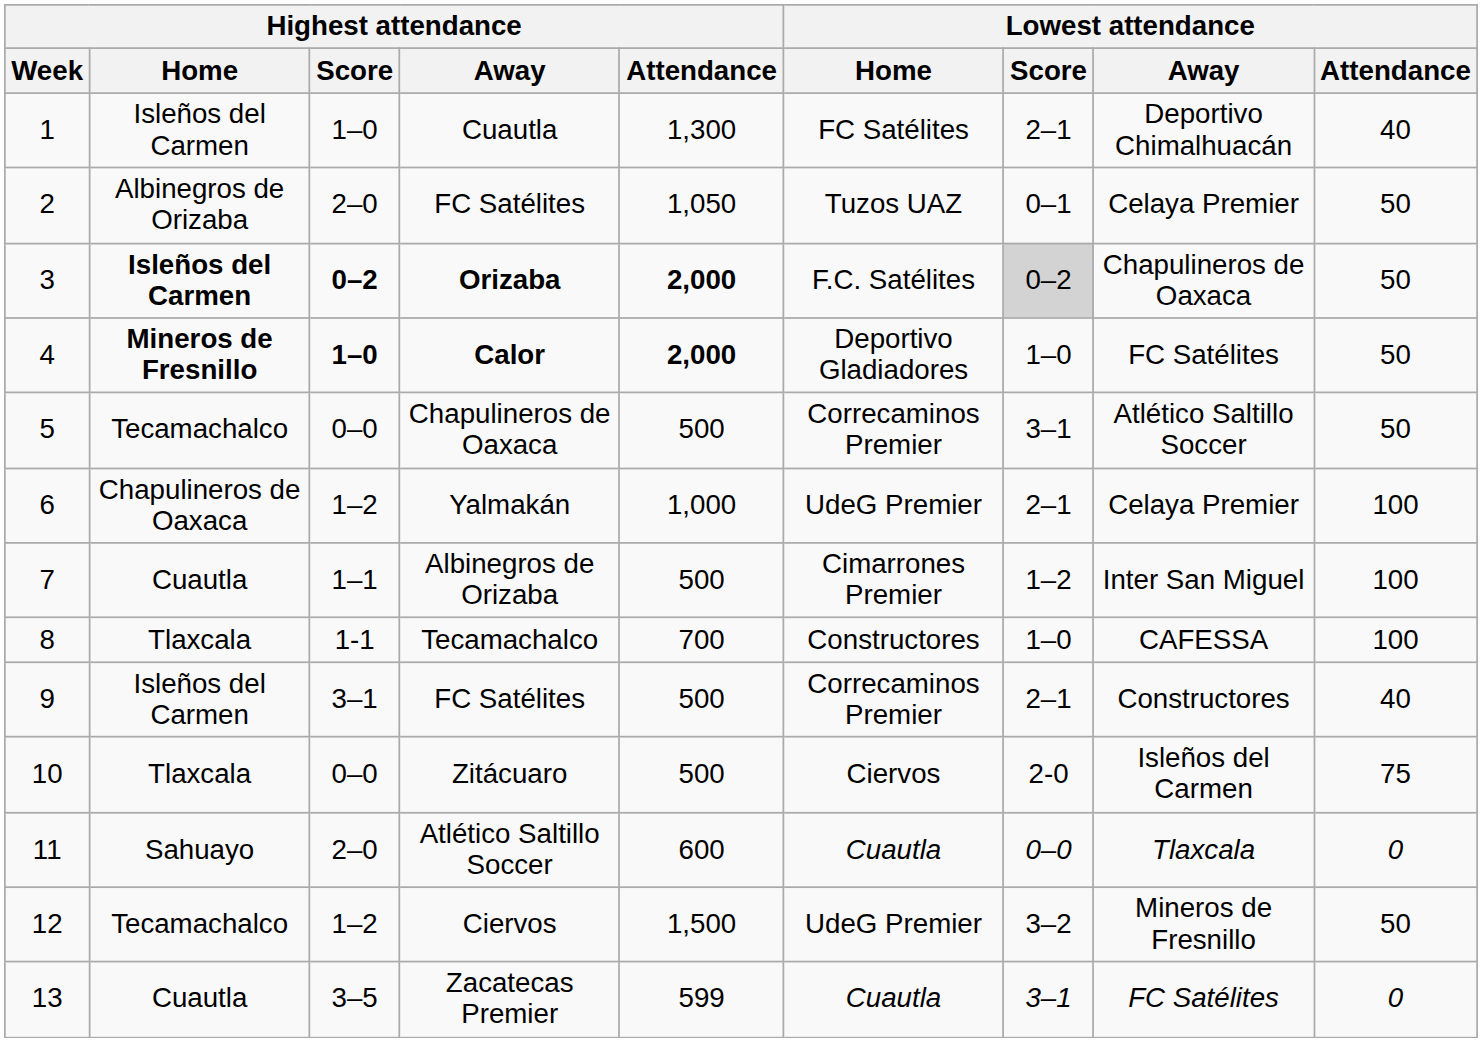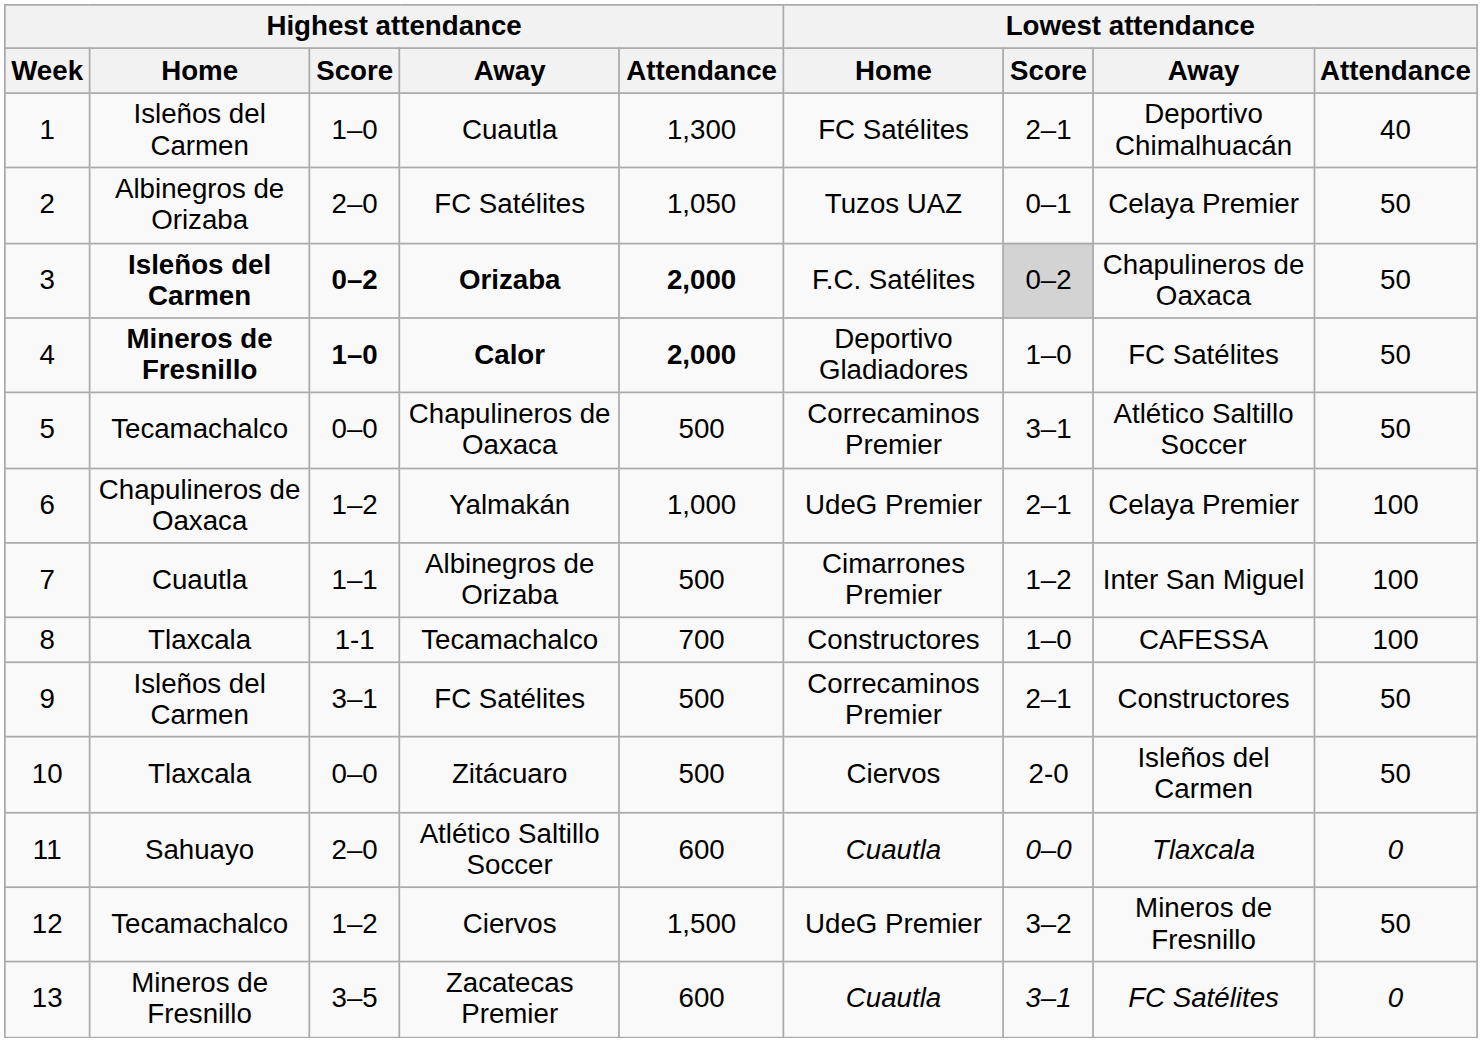(1395, 698) 40 -> (1395, 698) 50
(1395, 774) 75 -> (1395, 774) 50
(200, 999) Cuautla -> (200, 999) Mineros de Fresnillo
(702, 999) 599 -> (702, 999) 600
